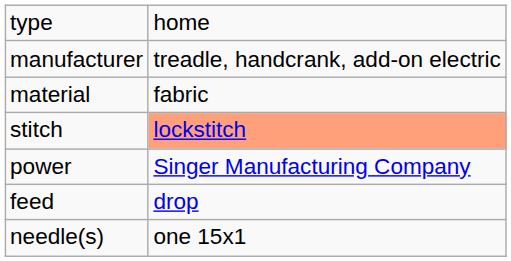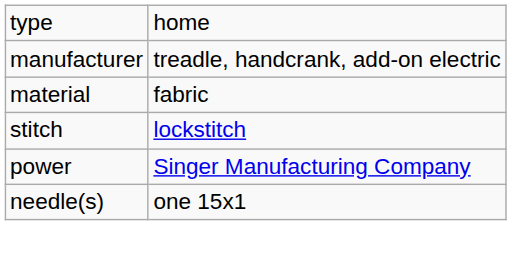(200, 130) lightsalmon background -> (200, 130) no background
- row: (32, 201)
